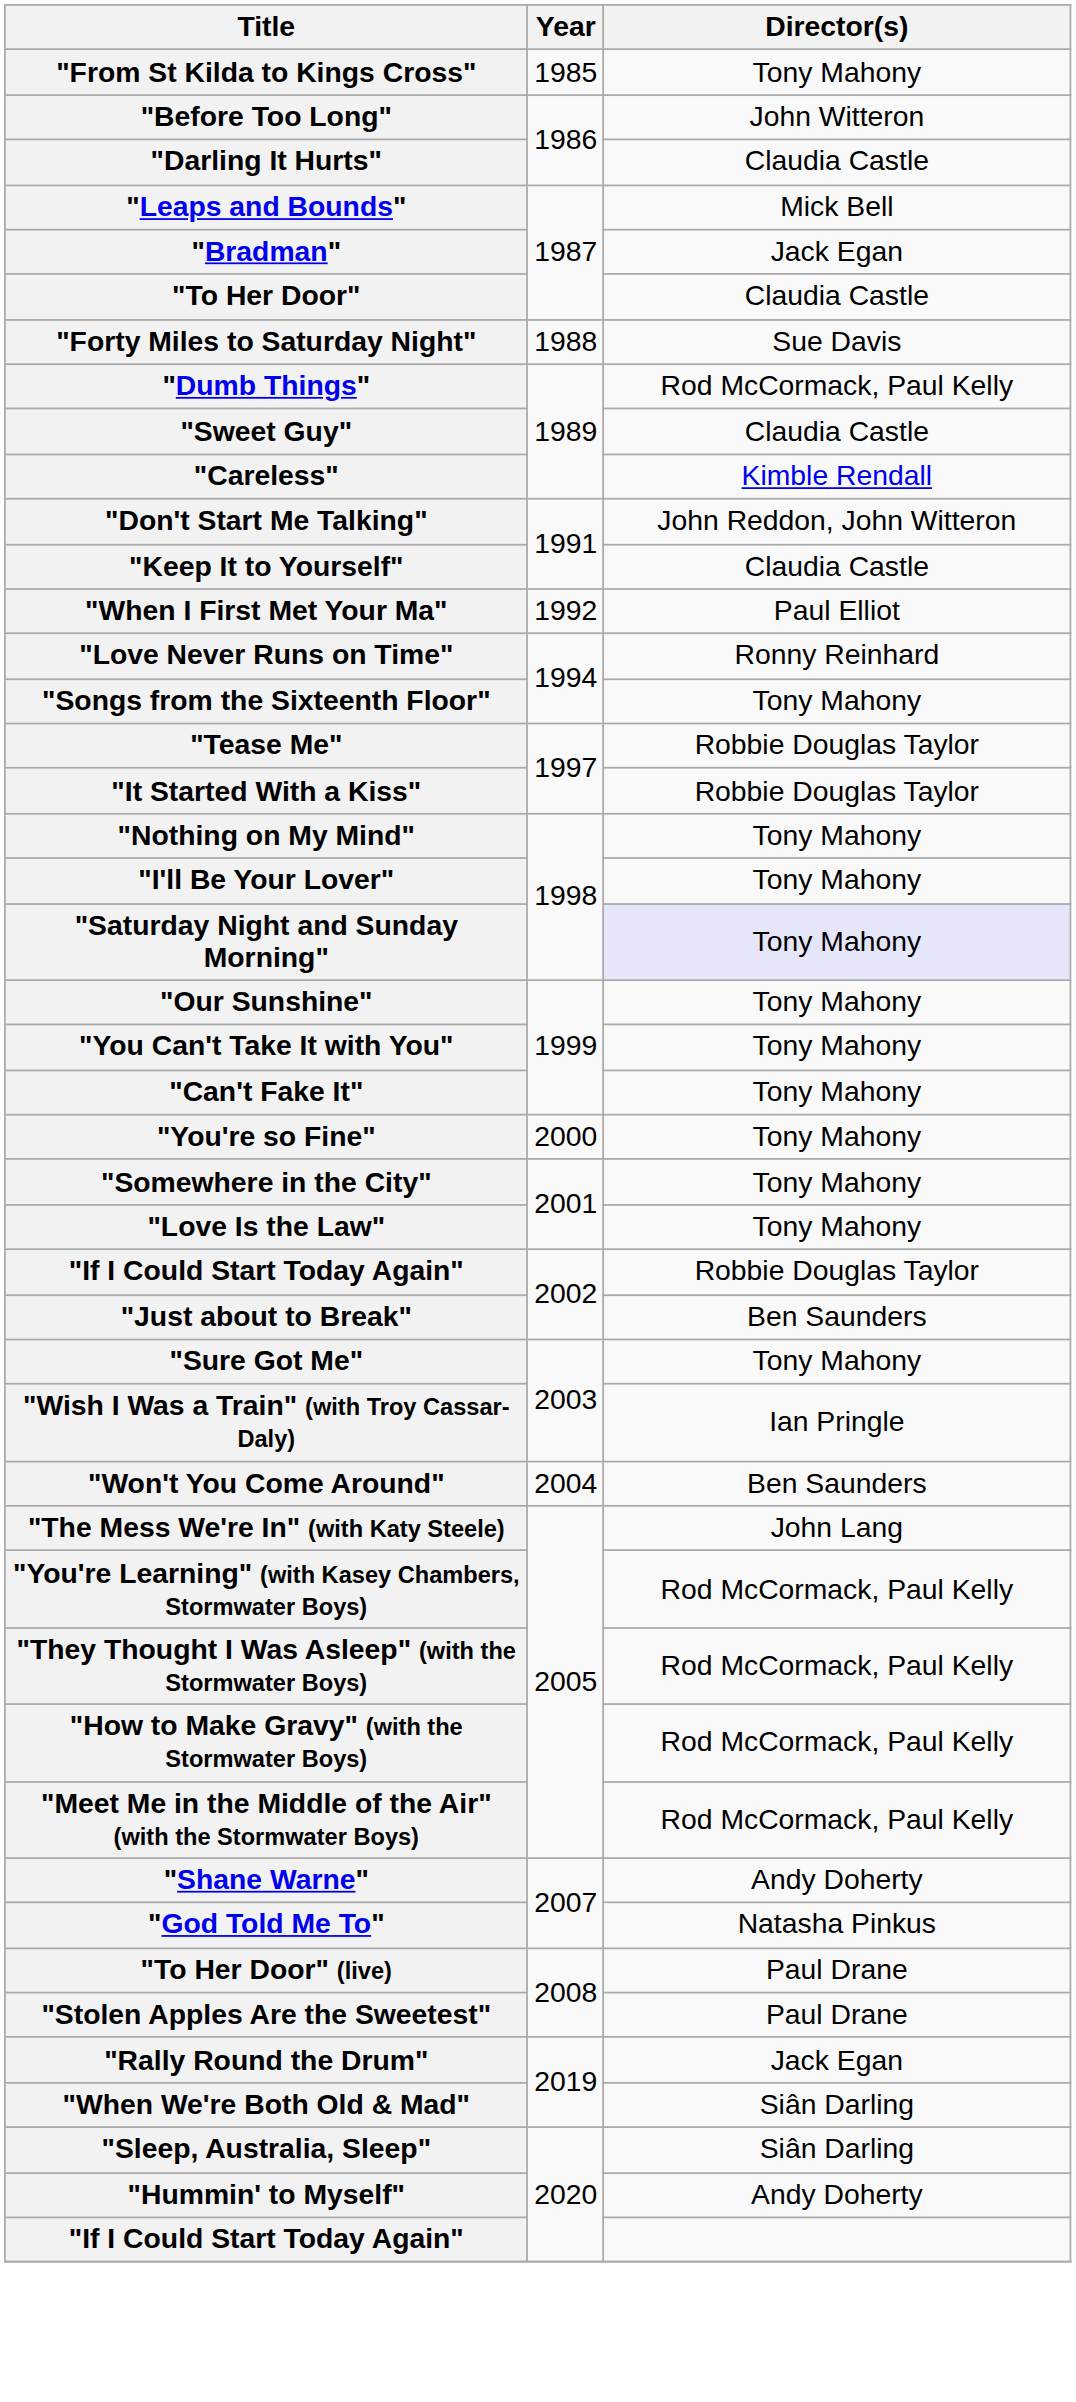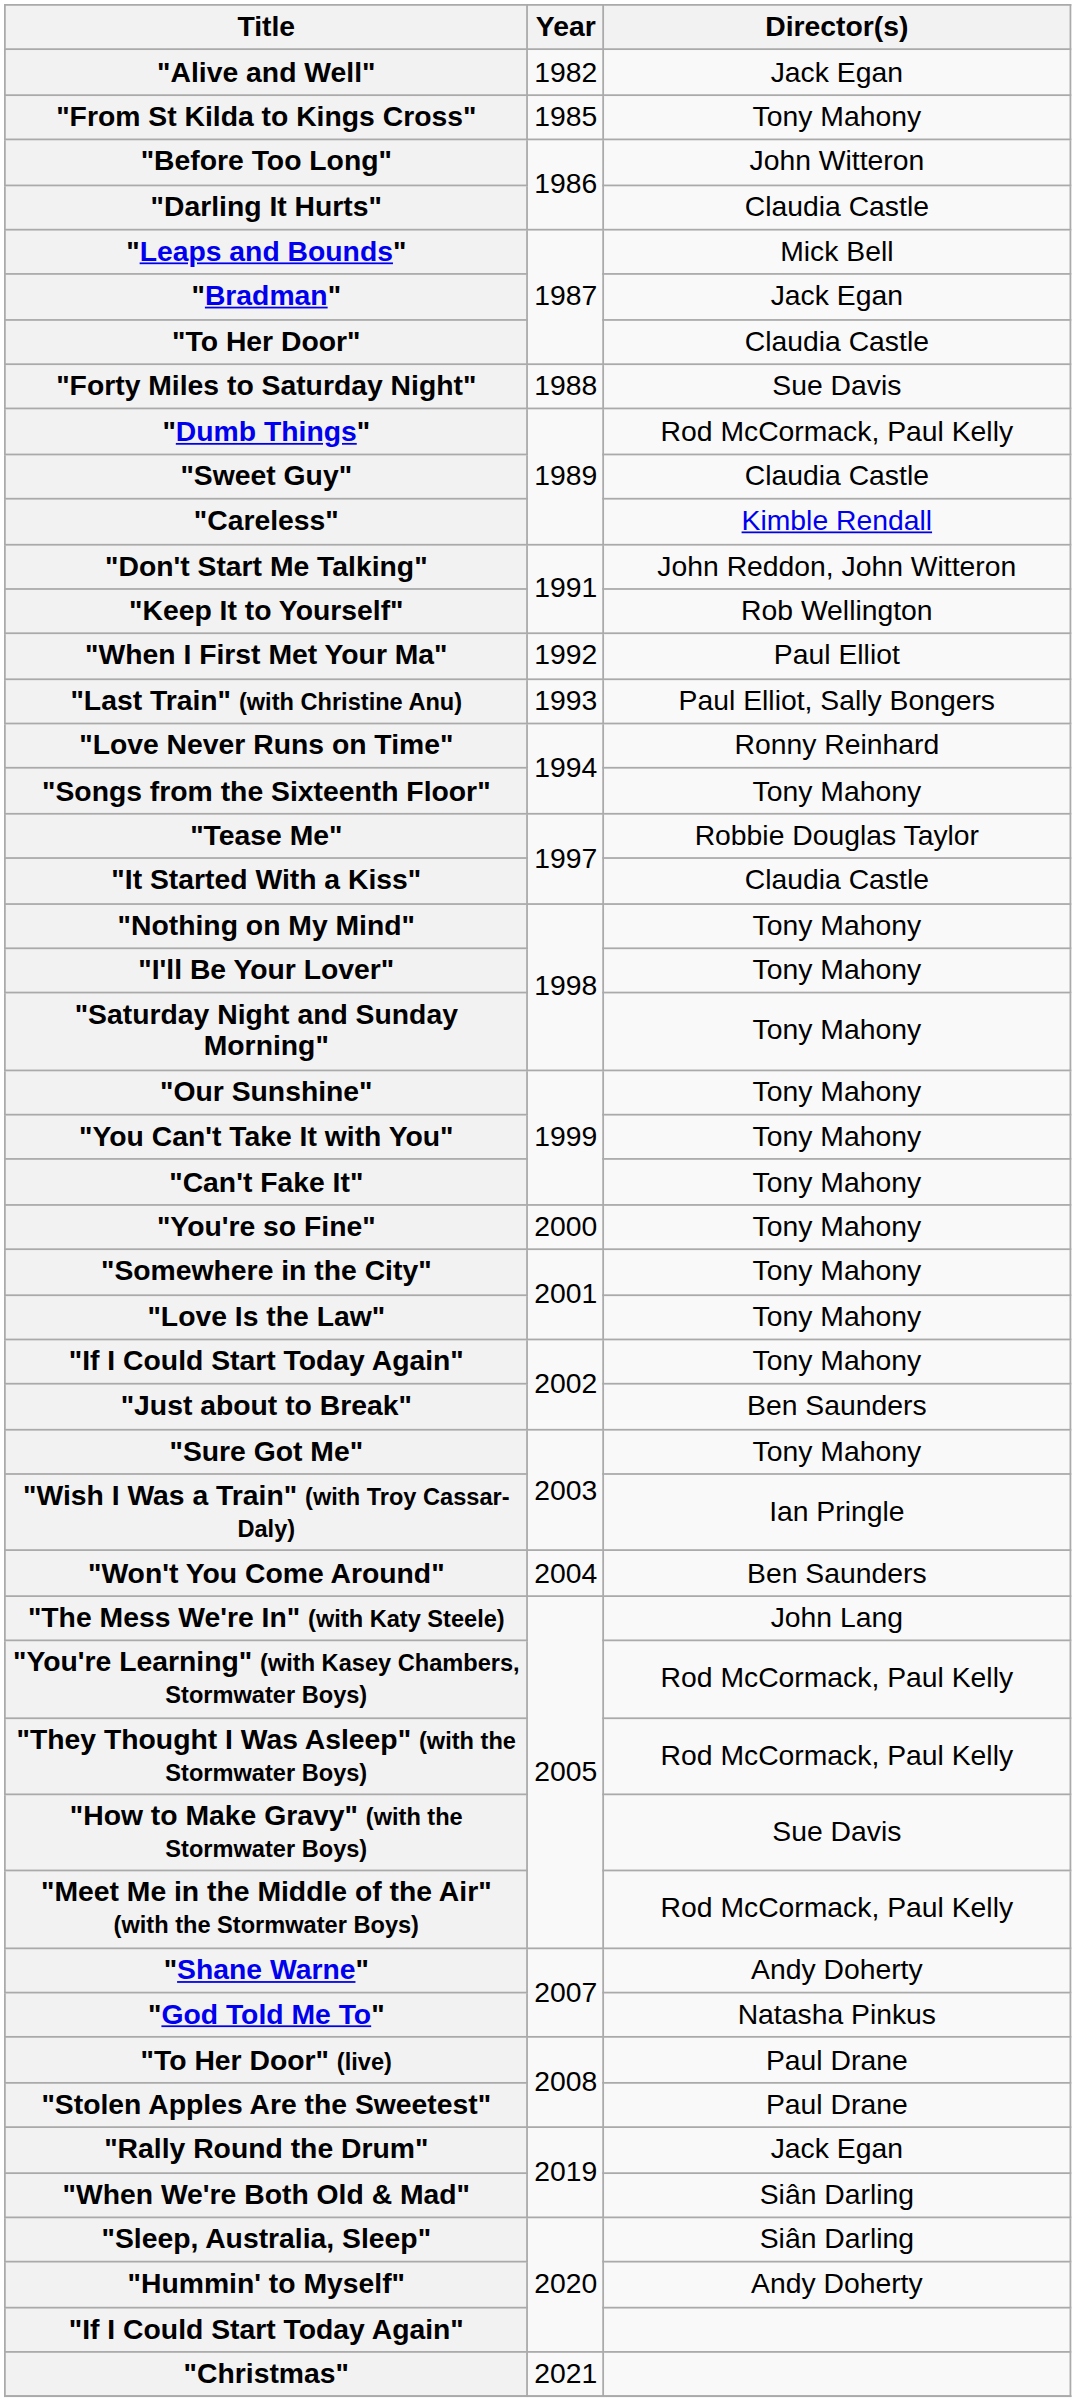+ row: (266, 71)
(837, 565) Claudia Castle -> (837, 610) Rob Wellington
+ row: (266, 700)
(837, 790) Robbie Douglas Taylor -> (837, 880) Claudia Castle
(837, 941) lavender background -> (837, 1030) no background
(837, 1271) Robbie Douglas Taylor -> (837, 1361) Tony Mahony
(837, 1742) Rod McCormack, Paul Kelly -> (837, 1832) Sue Davis
+ row: (266, 2373)
